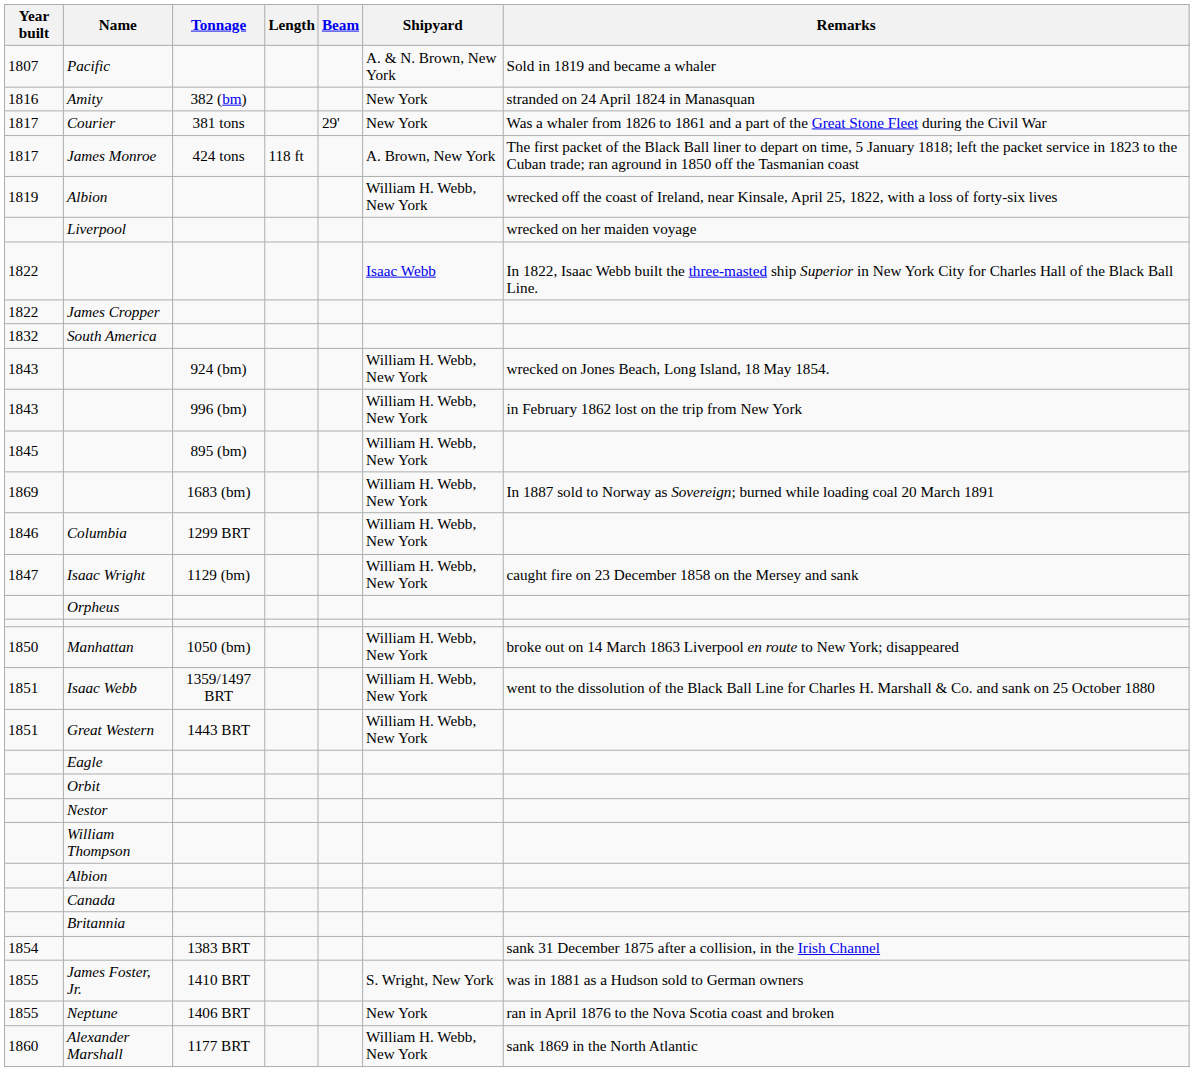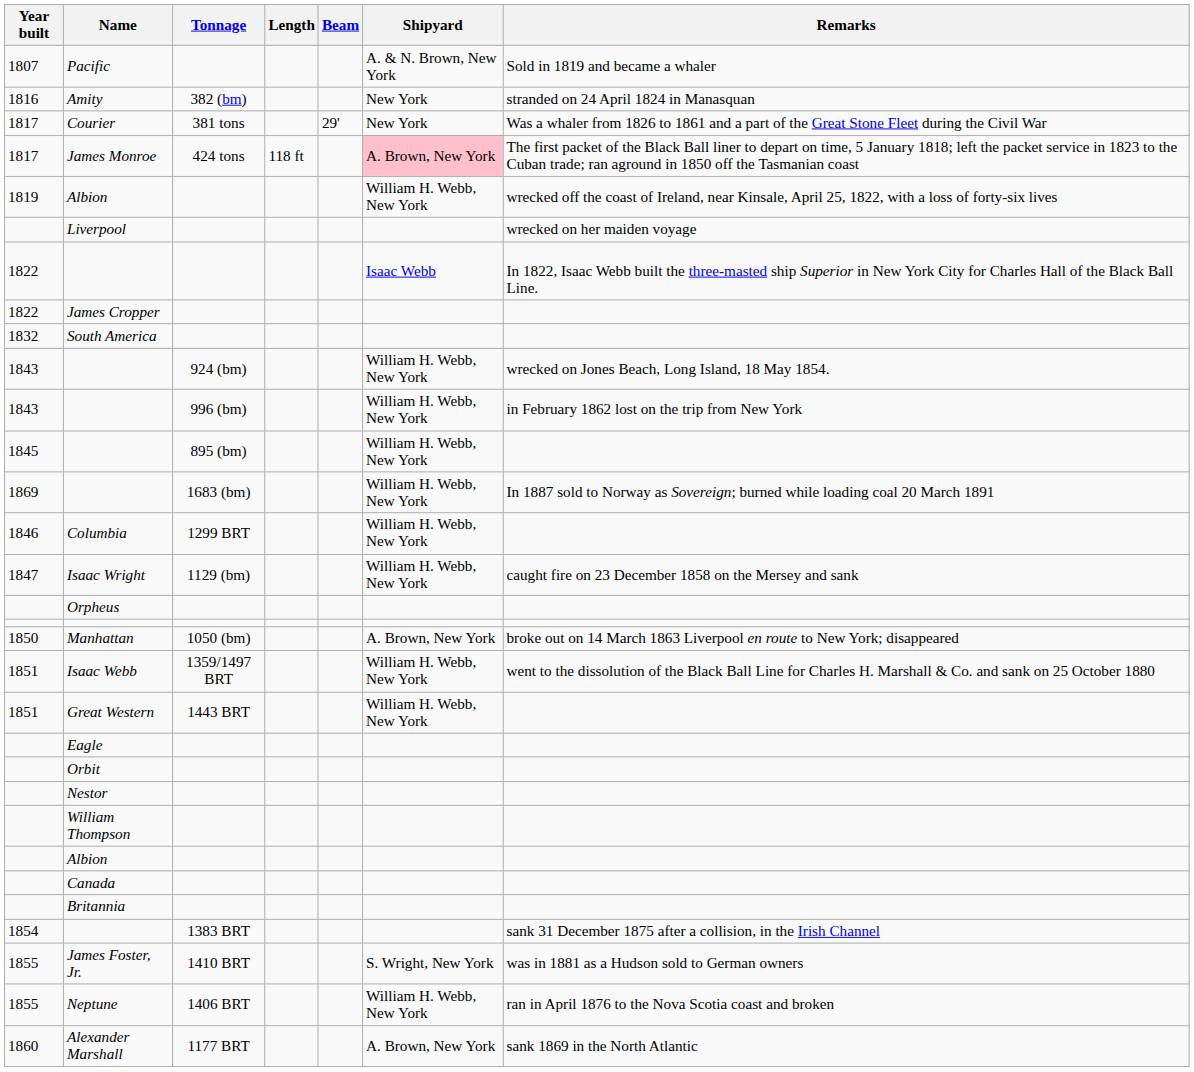(431, 155) no background -> (431, 155) pink background
(421, 647) William H. Webb, New York -> (431, 638) A. Brown, New York
(397, 1013) New York -> (421, 1004) William H. Webb, New York
(421, 1045) William H. Webb, New York -> (431, 1045) A. Brown, New York
